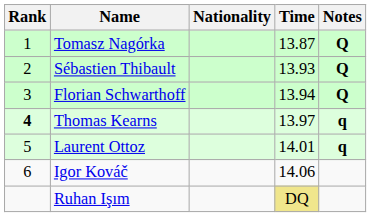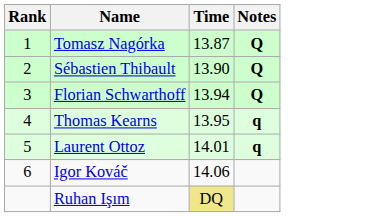- column: (232, 17)
(297, 69) 13.93 -> (211, 69) 13.90
(27, 120) bold -> (27, 120) normal
(297, 120) 13.97 -> (211, 120) 13.95
